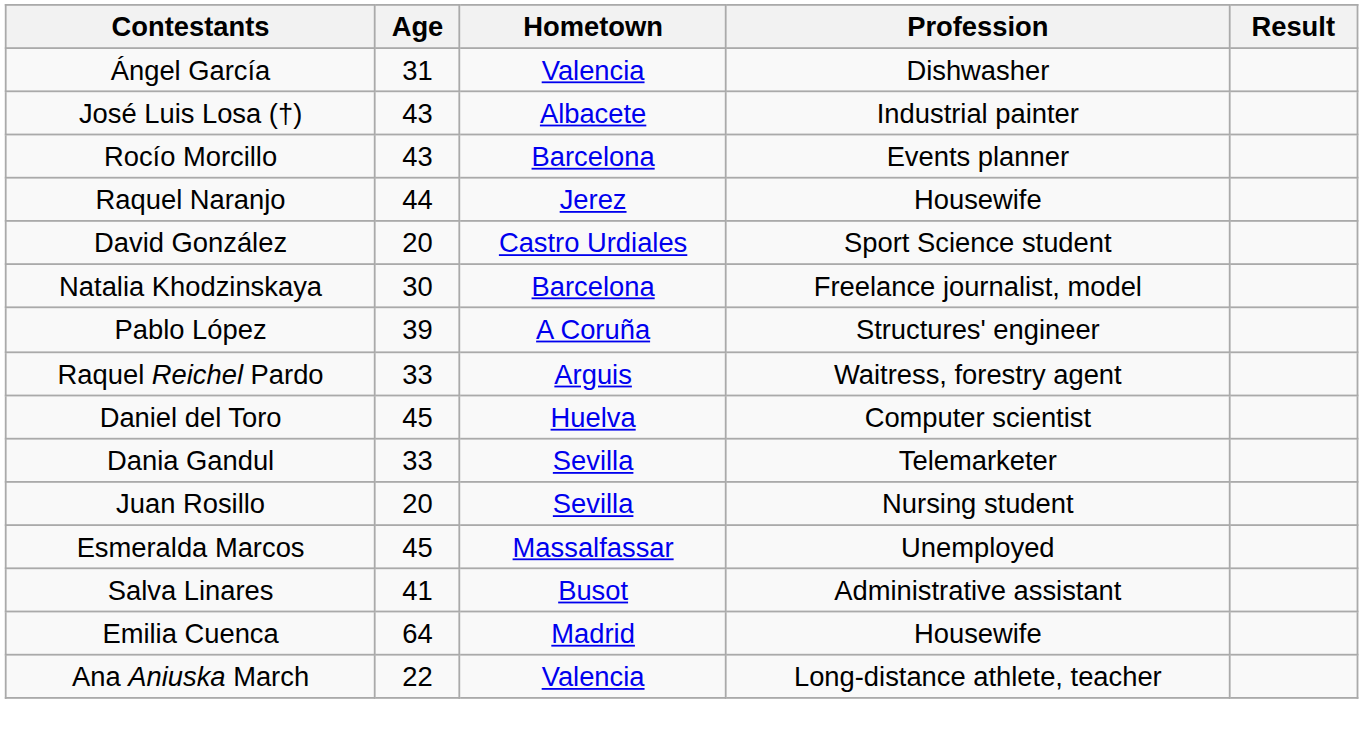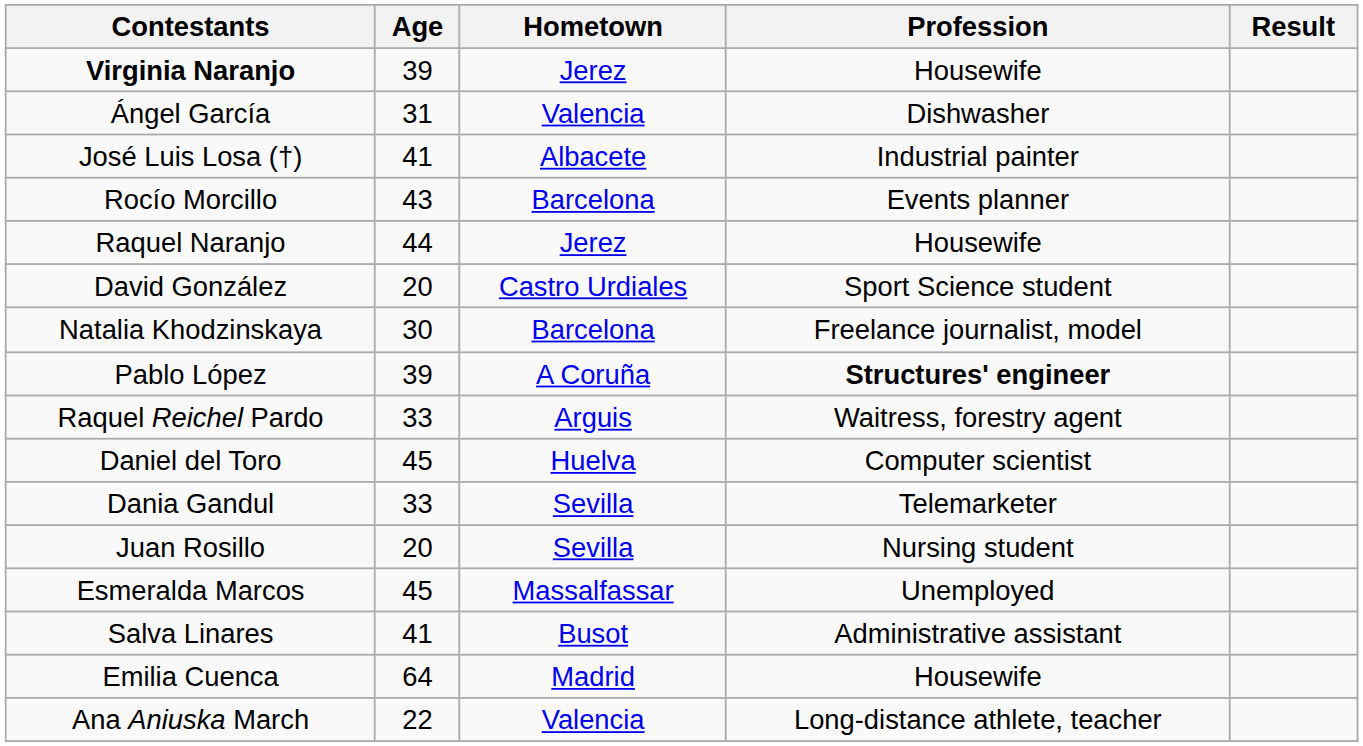+ row: (191, 70)
(418, 113) 43 -> (418, 156) 41
(978, 330) normal -> (978, 373) bold
